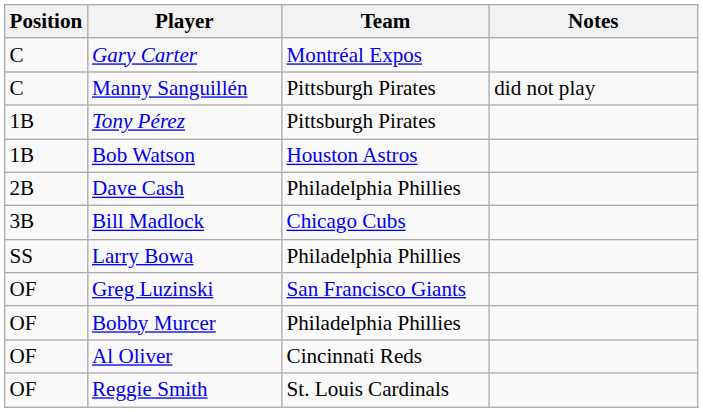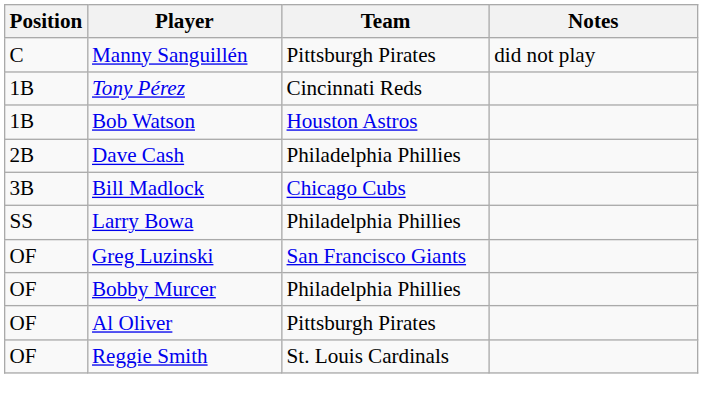- row: (145, 54)
(361, 121) Pittsburgh Pirates -> (354, 88) Cincinnati Reds
(354, 356) Cincinnati Reds -> (361, 322) Pittsburgh Pirates
